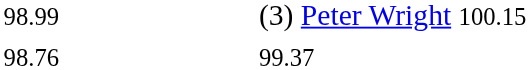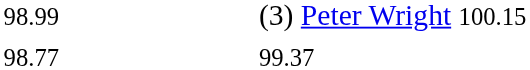(31, 57) 98.76 -> (31, 57) 98.77
